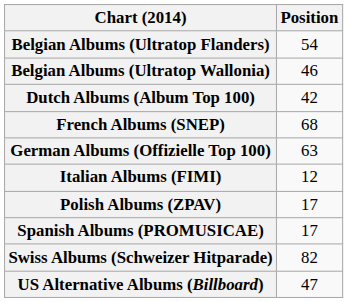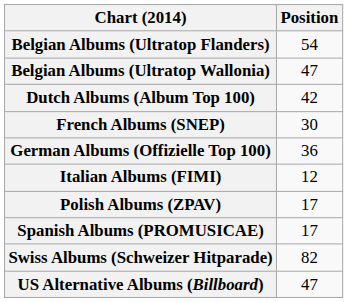(309, 71) 46 -> (309, 71) 47
(309, 124) 68 -> (309, 124) 30
(309, 151) 63 -> (309, 151) 36
